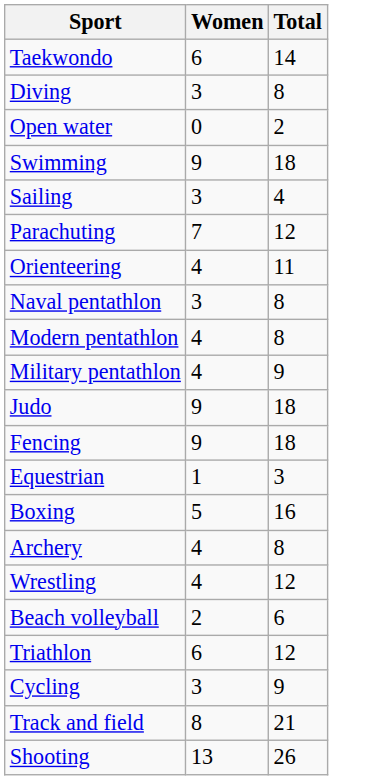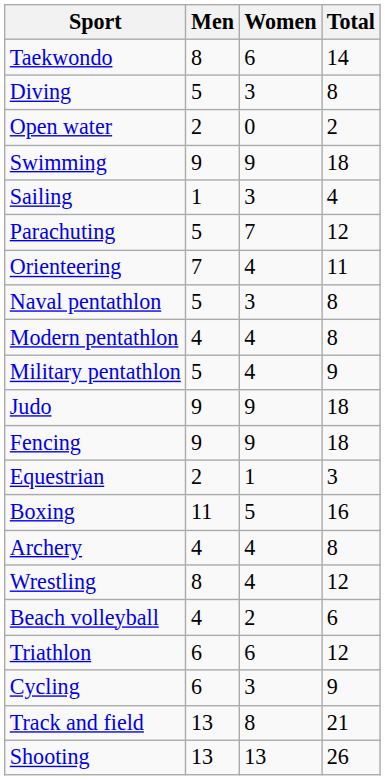+ column: (213, 22)
